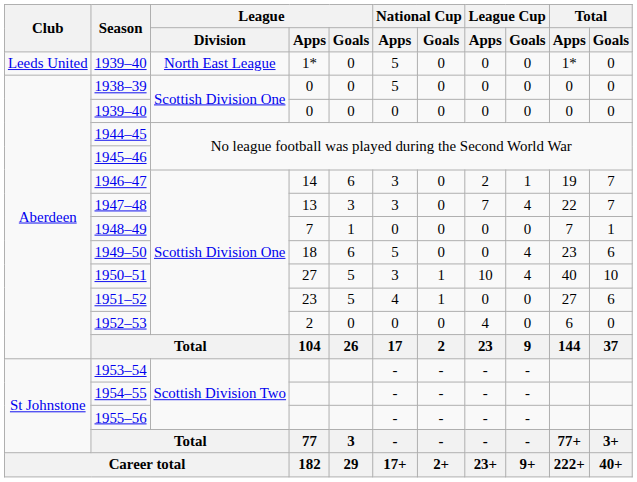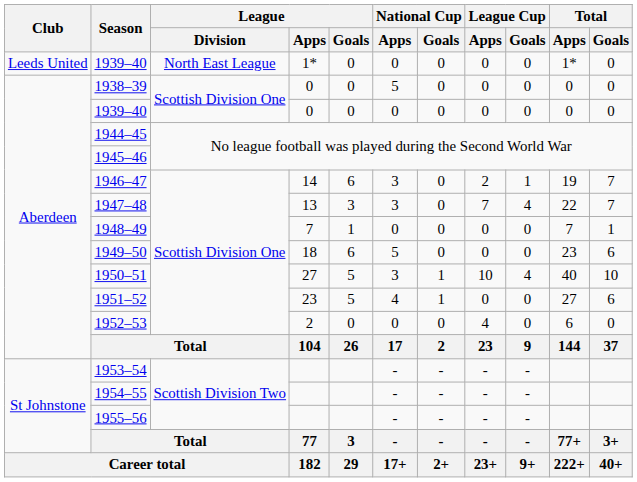(395, 63) 5 -> (395, 63) 0
(527, 252) 4 -> (527, 252) 0
